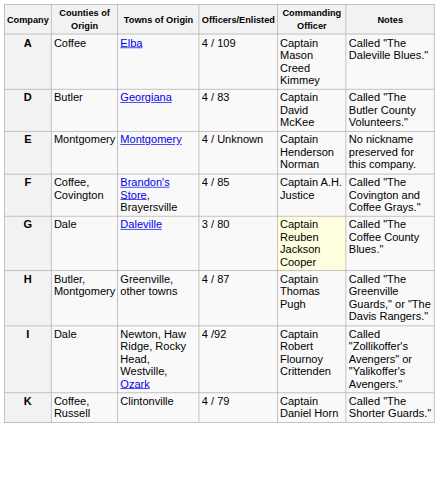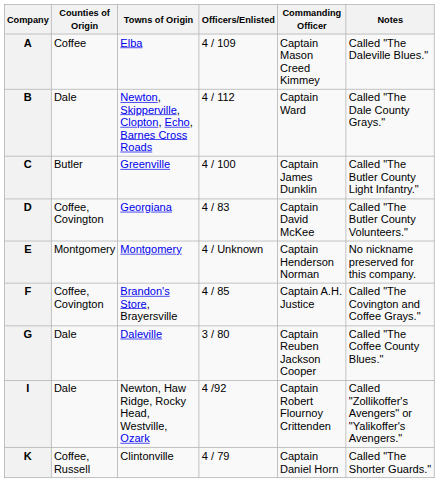+ row: (28, 97)
+ row: (28, 165)
(68, 97) Butler -> (79, 213) Coffee, Covington
(300, 243) lightyellow background -> (300, 353) no background
- row: (28, 279)
